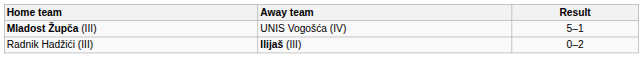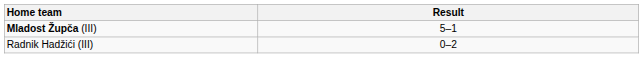- column: (287, 12)
